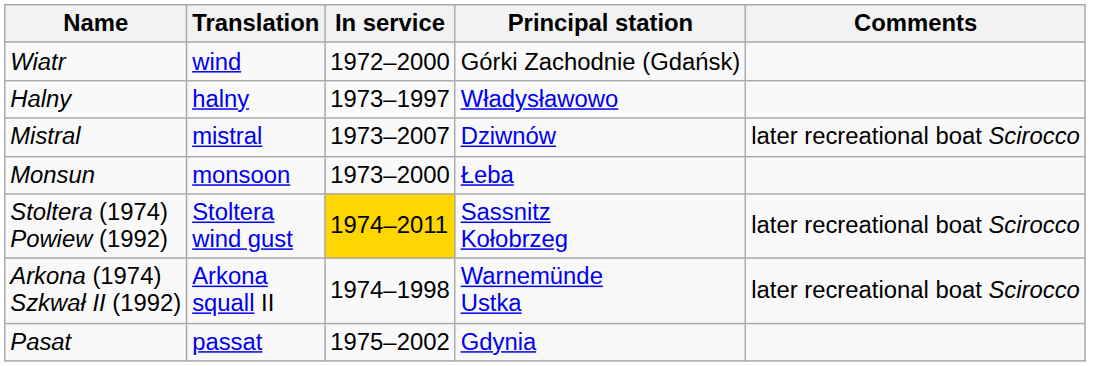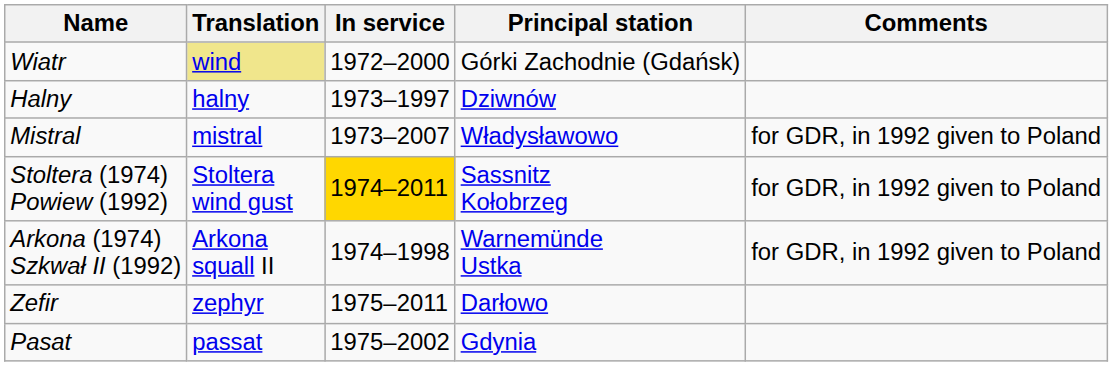(217, 61) no background -> (217, 61) khaki background
(539, 99) Władysławowo -> (508, 99) Dziwnów
(508, 136) Dziwnów -> (539, 136) Władysławowo
(916, 136) later recreational boat Scirocco -> (926, 136) for GDR, in 1992 given to Poland
- row: (53, 174)
(916, 225) later recreational boat Scirocco -> (926, 188) for GDR, in 1992 given to Poland
(916, 290) later recreational boat Scirocco -> (926, 252) for GDR, in 1992 given to Poland
+ row: (34, 303)
